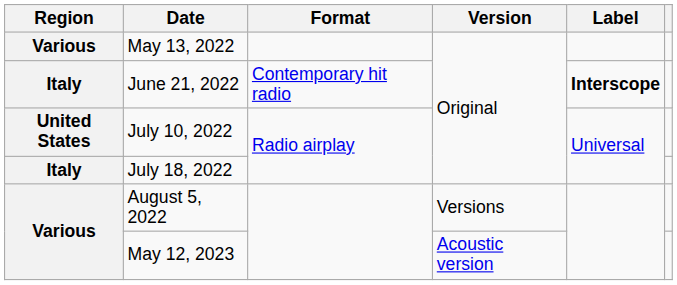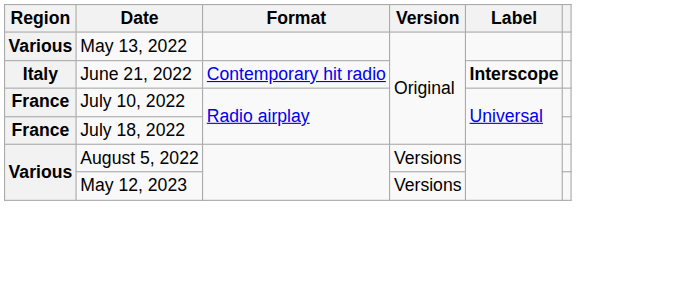(64, 131) United States -> (40, 102) France
(64, 169) Italy -> (40, 130) France
(470, 255) Acoustic version -> (428, 185) Versions
